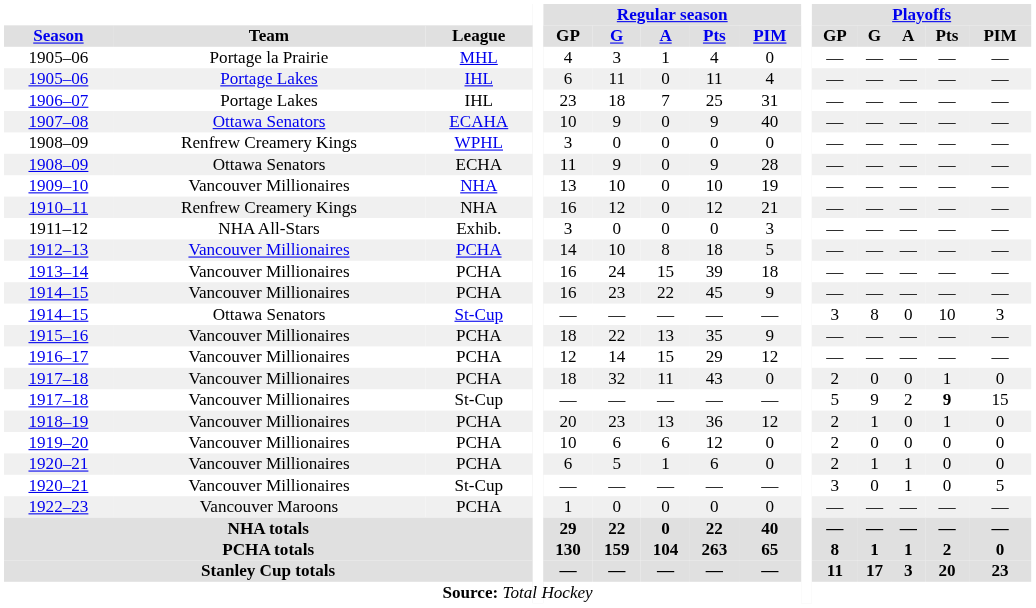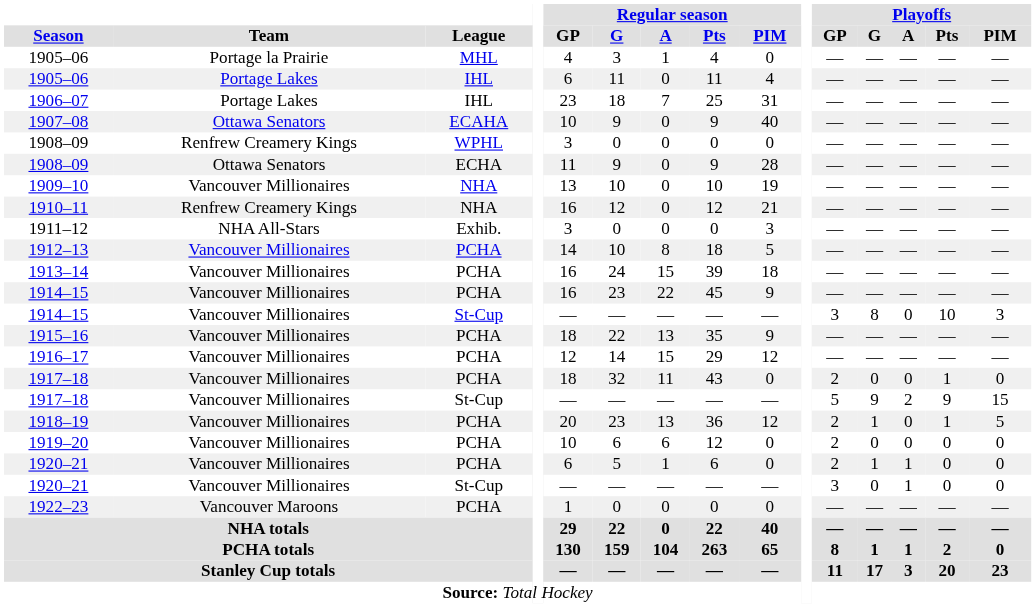(269, 314) Ottawa Senators -> (269, 314) Vancouver Millionaires
(947, 399) bold -> (947, 399) normal
(1000, 421) 0 -> (1000, 421) 5
(1000, 485) 5 -> (1000, 485) 0
